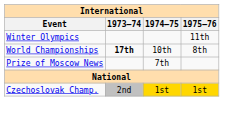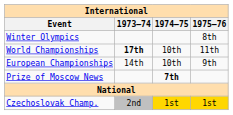(200, 37) 11th -> (209, 37) 8th
(200, 50) 8th -> (209, 50) 11th
+ row: (60, 63)
(162, 63) normal -> (172, 77) bold
